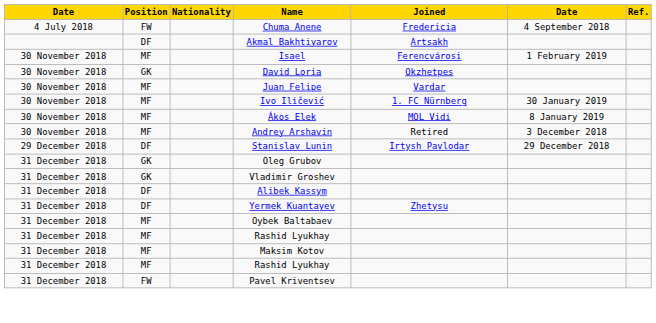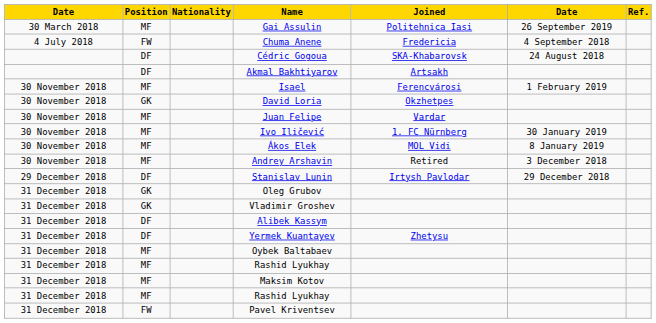+ row: (64, 26)
+ row: (64, 56)
